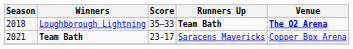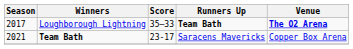(16, 24) 2018 -> (16, 24) 2017
